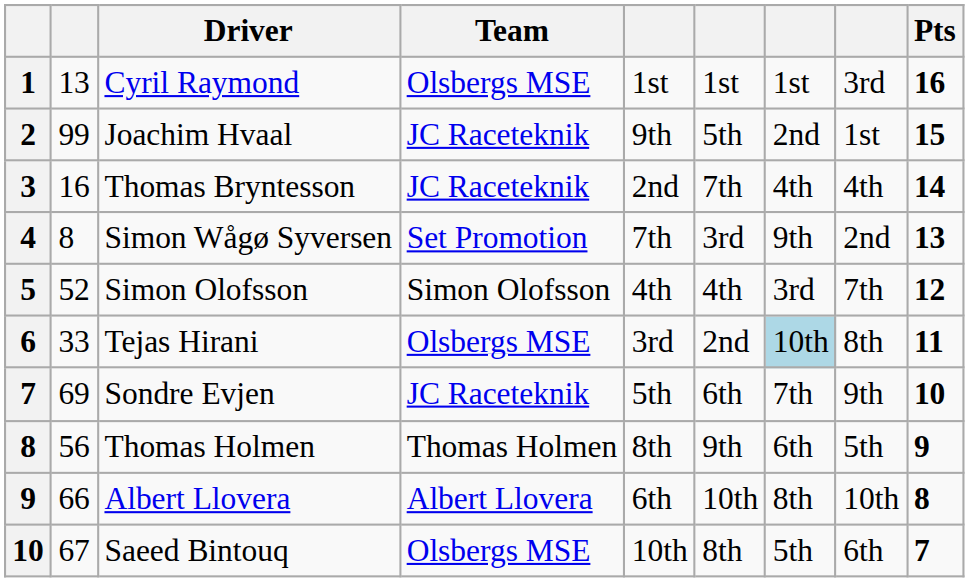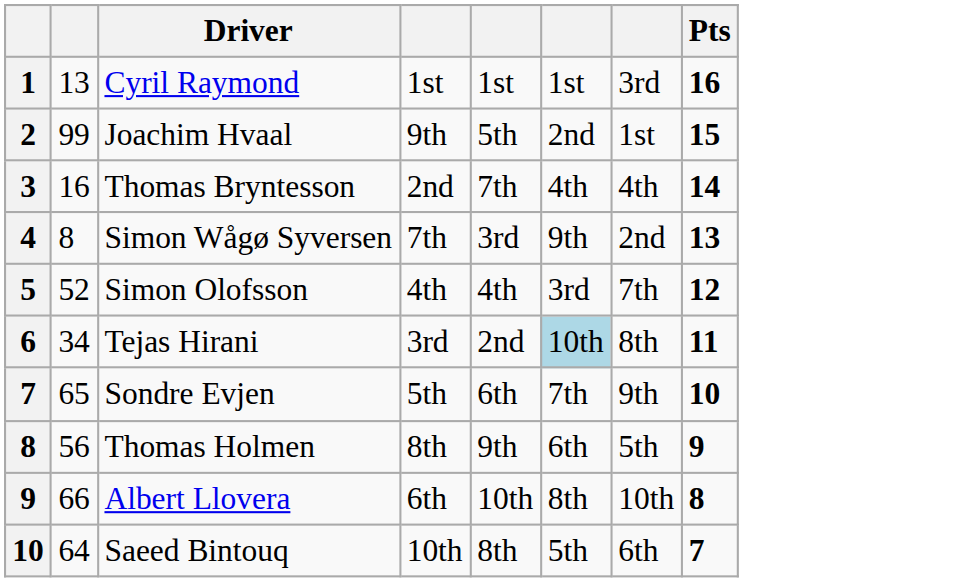- column: (512, 30)
(74, 341) 33 -> (74, 341) 34
(74, 393) 69 -> (74, 393) 65
(74, 549) 67 -> (74, 549) 64
